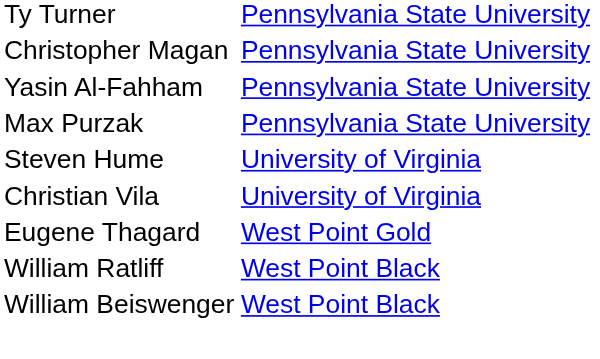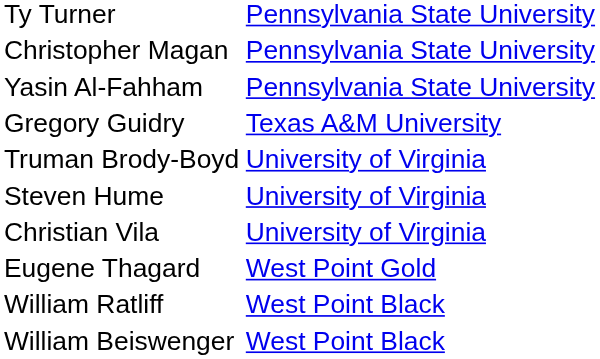- row: (74, 123)
+ row: (94, 123)
+ row: (122, 159)
